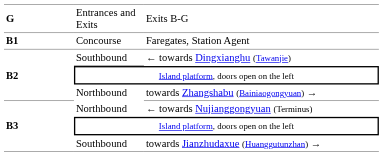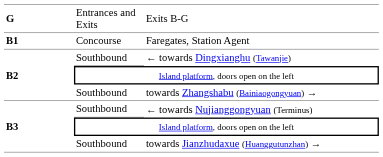(101, 92) Northbound -> (101, 92) Southbound
(101, 109) Northbound -> (101, 109) Southbound
